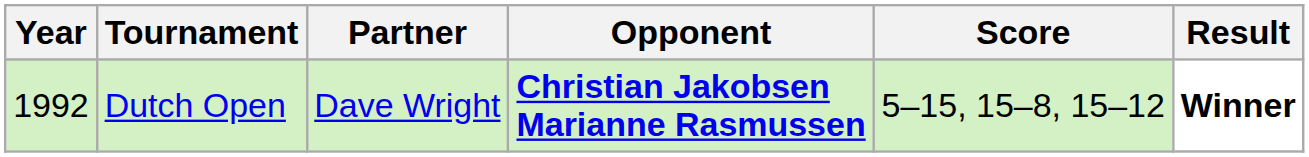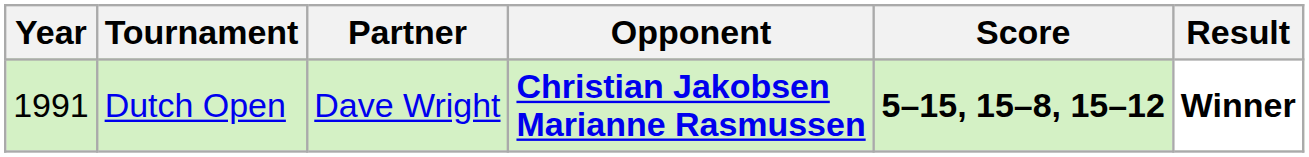(51, 105) 1992 -> (51, 105) 1991
(1023, 105) normal -> (1023, 105) bold
